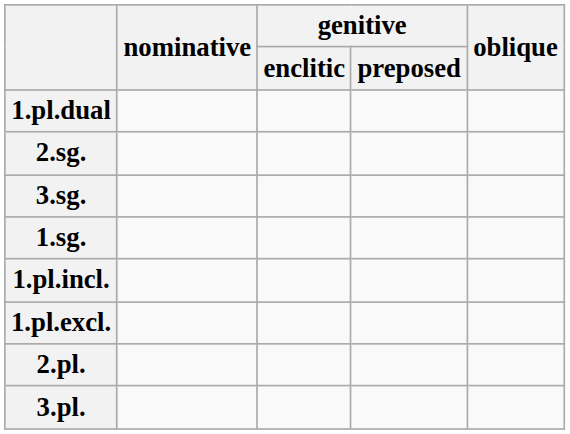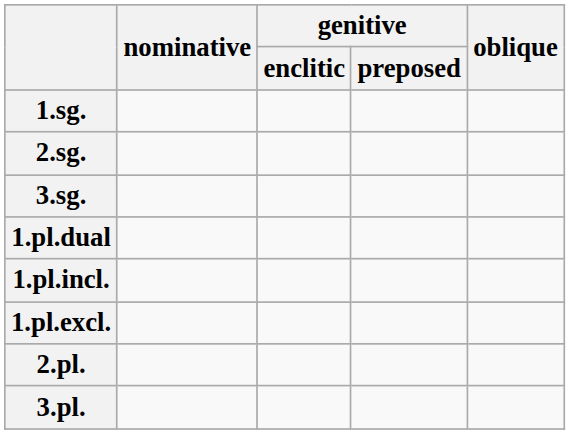rows swapped: (61, 237) <-> (61, 110)
